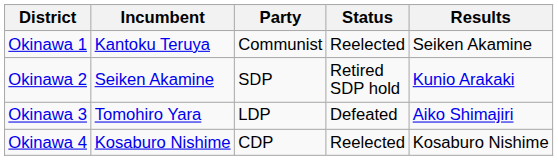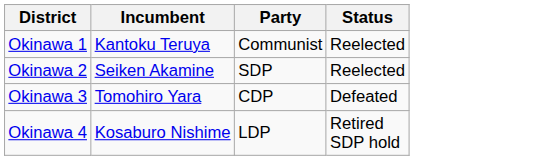- column: (481, 17)
(365, 79) Retired SDP hold -> (368, 70) Reelected
(254, 115) LDP -> (256, 96) CDP
(256, 141) CDP -> (254, 132) LDP
(368, 141) Reelected -> (365, 132) Retired SDP hold
